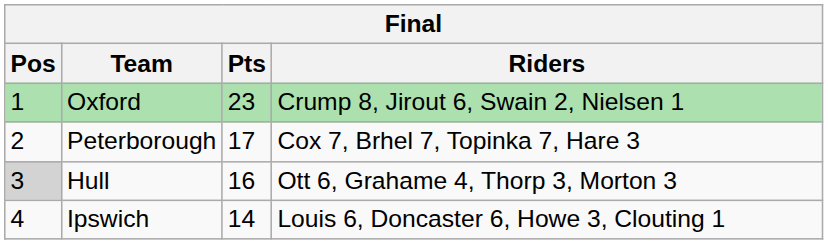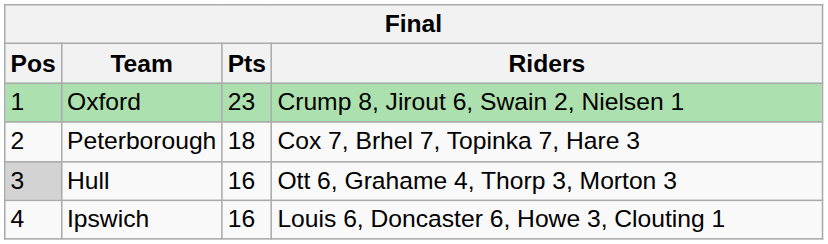(241, 141) 17 -> (241, 141) 18
(241, 219) 14 -> (241, 219) 16
